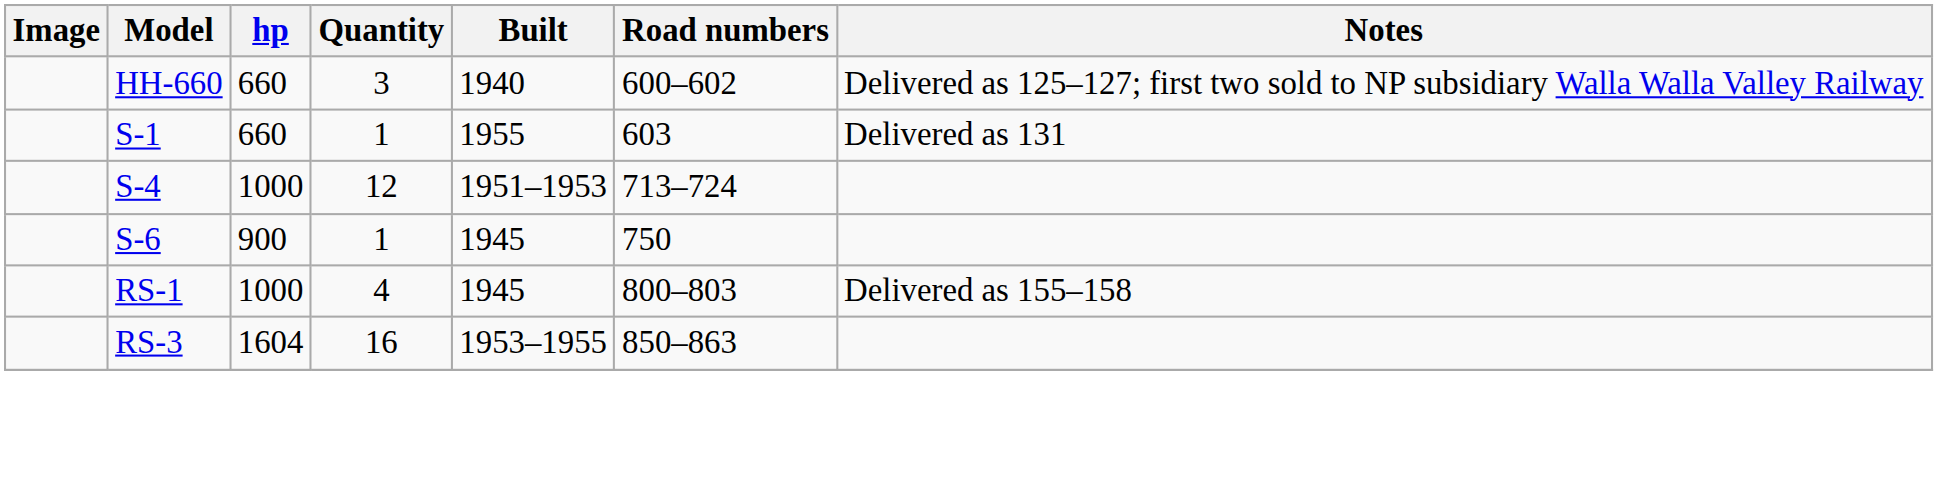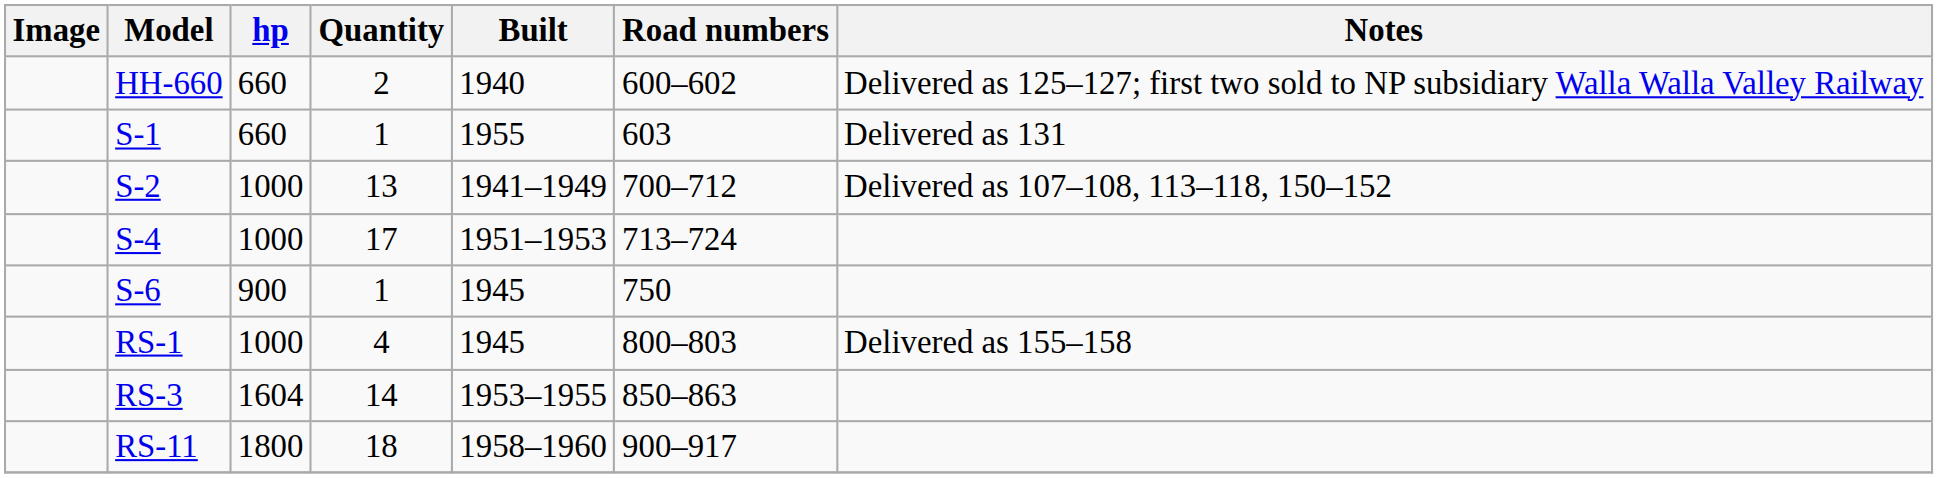(381, 82) 3 -> (381, 82) 2
+ row: (138, 186)
(381, 186) 12 -> (381, 238) 17
(381, 342) 16 -> (381, 394) 14
+ row: (156, 446)
